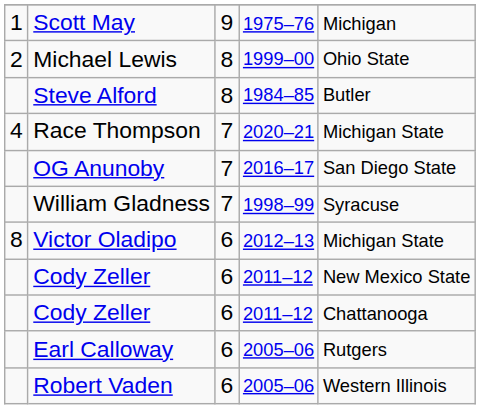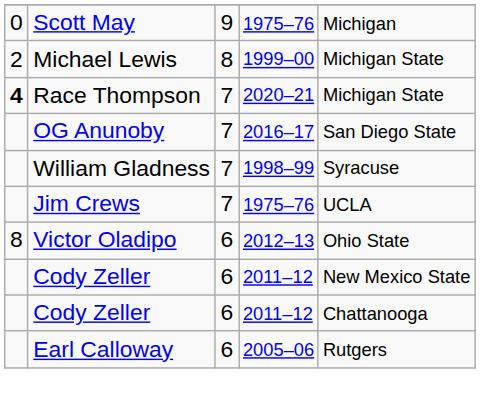(16, 22) 1 -> (16, 22) 0
(366, 59) Ohio State -> (383, 59) Michigan State
- row: (95, 95)
(16, 131) normal -> (16, 95) bold
+ row: (87, 204)
(383, 241) Michigan State -> (366, 241) Ohio State
- row: (103, 385)
